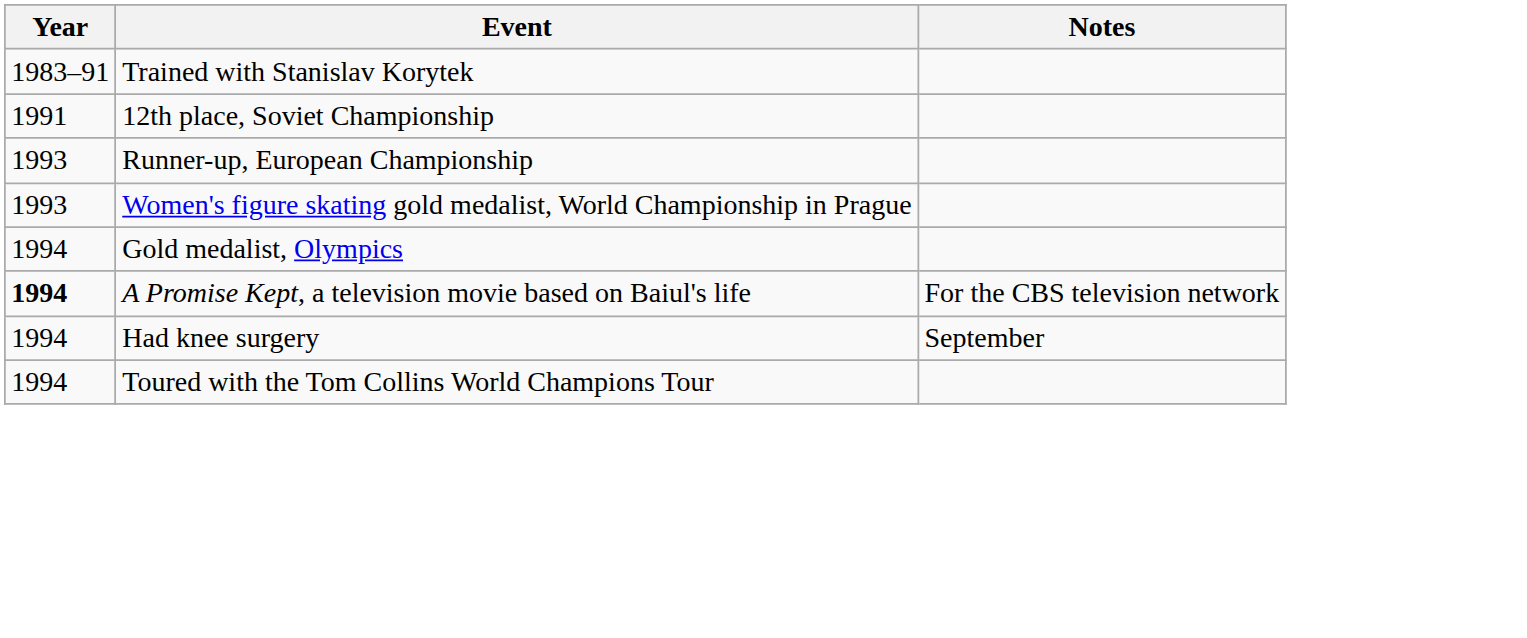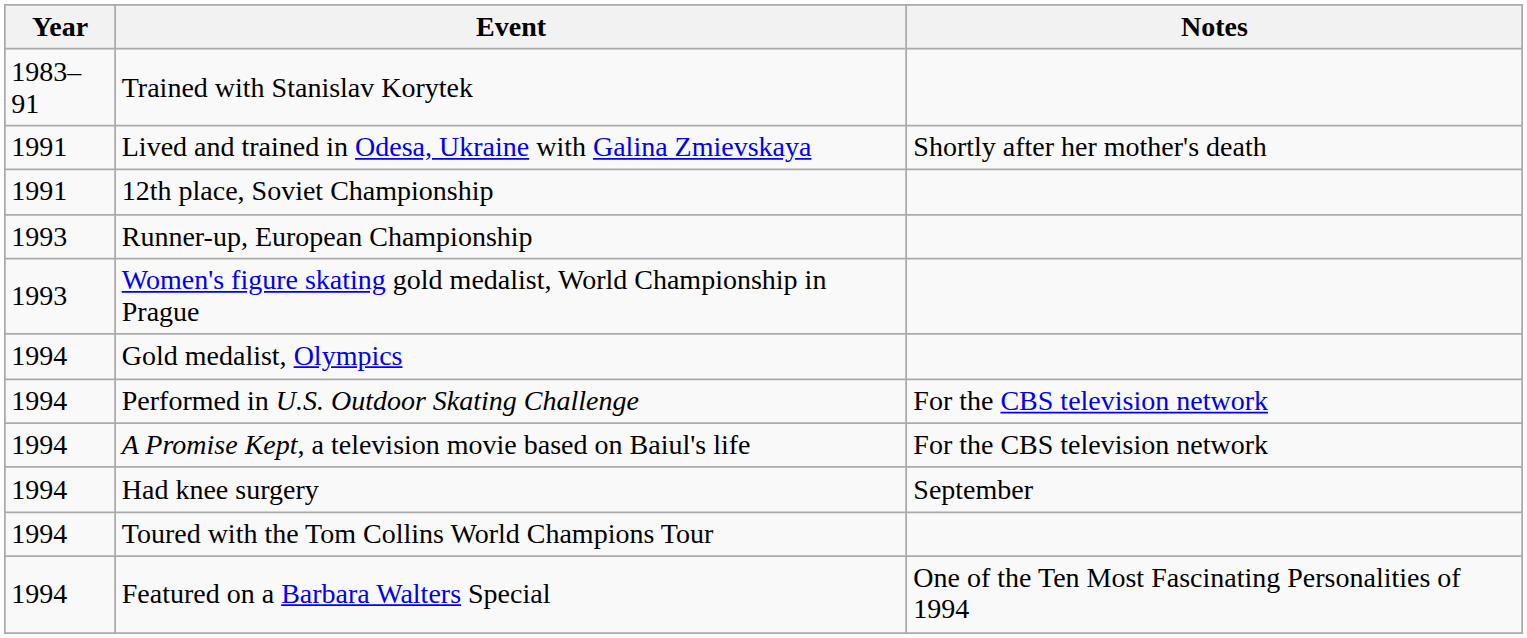+ row: (467, 147)
+ row: (380, 400)
(39, 293) bold -> (39, 444) normal
+ row: (336, 593)
